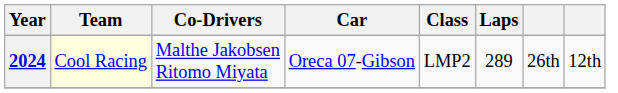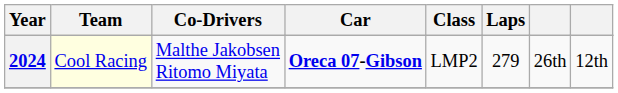(352, 61) normal -> (355, 61) bold
(499, 61) 289 -> (506, 61) 279
